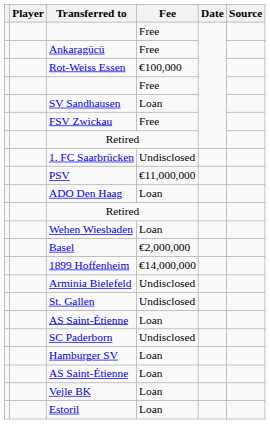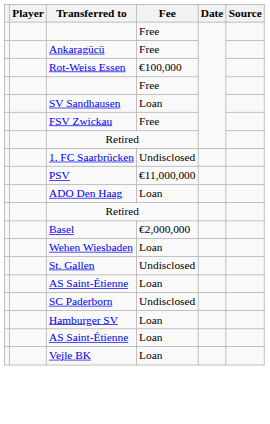rows swapped: (91, 229) <-> (62, 247)
- row: (89, 265)
- row: (90, 283)
- row: (64, 409)
